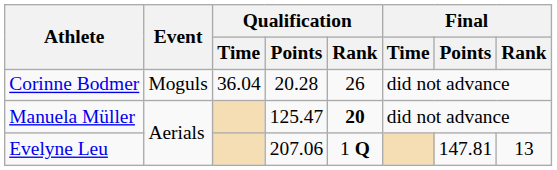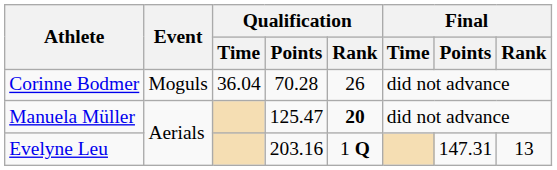(296, 85) 20.28 -> (296, 85) 70.28
(296, 149) 207.06 -> (296, 149) 203.16
(465, 149) 147.81 -> (465, 149) 147.31
